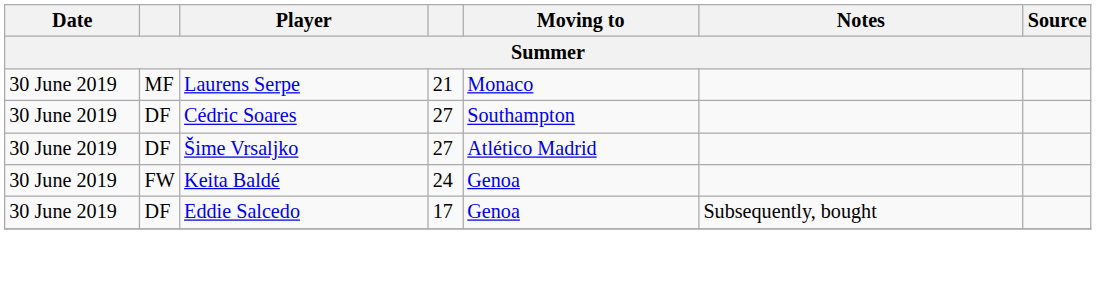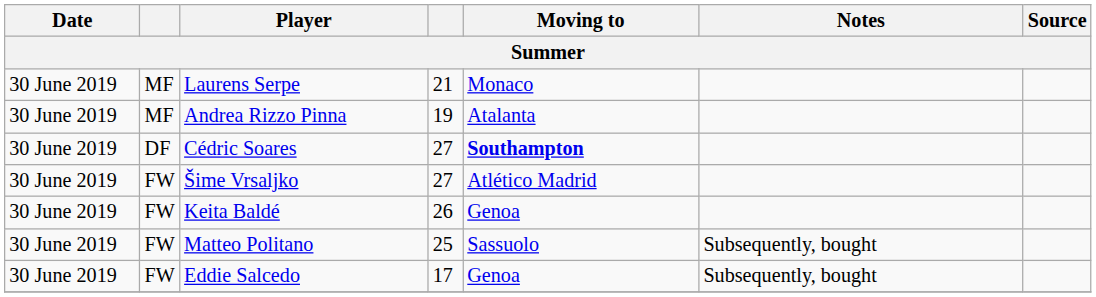+ row: (265, 116)
(521, 116) normal -> (526, 148) bold
(157, 148) DF -> (160, 180) FW
(443, 180) 24 -> (443, 212) 26
+ row: (249, 244)
(157, 212) DF -> (160, 276) FW
